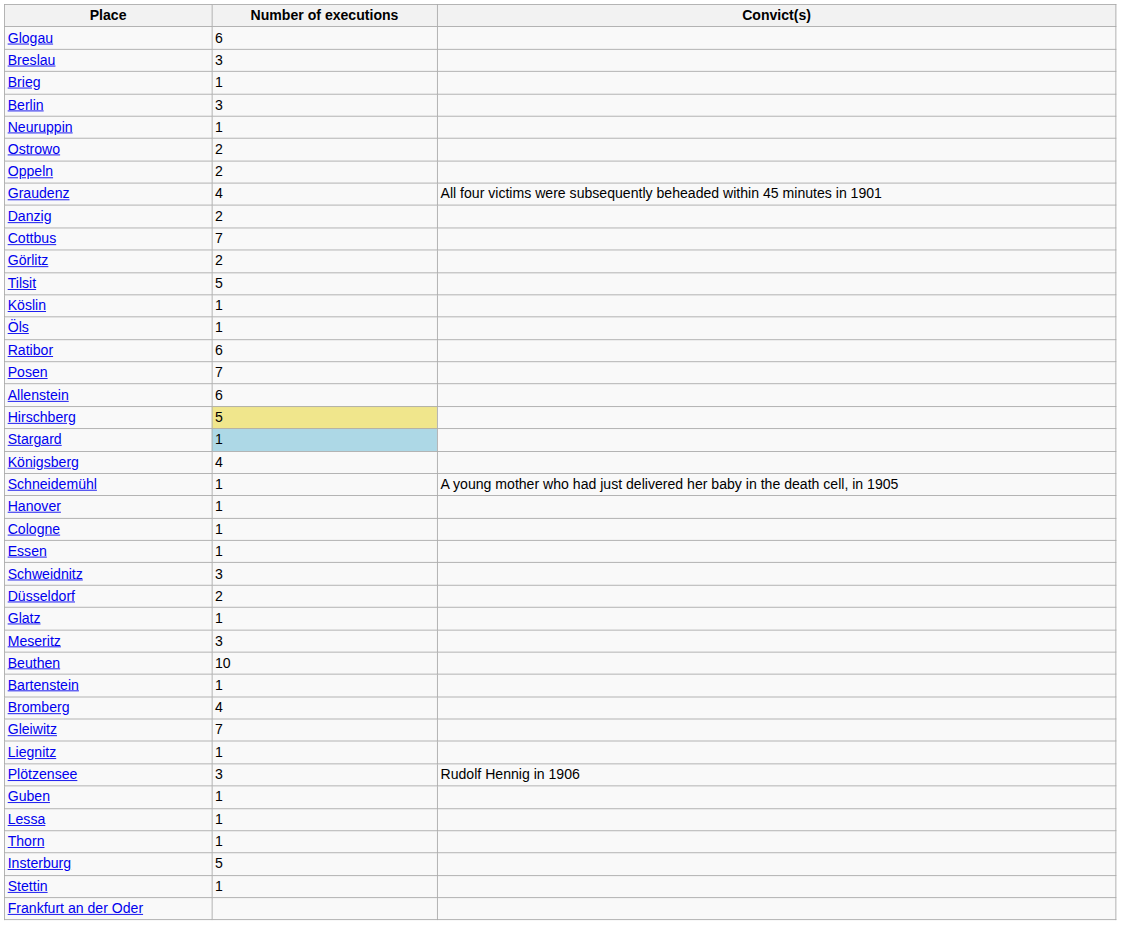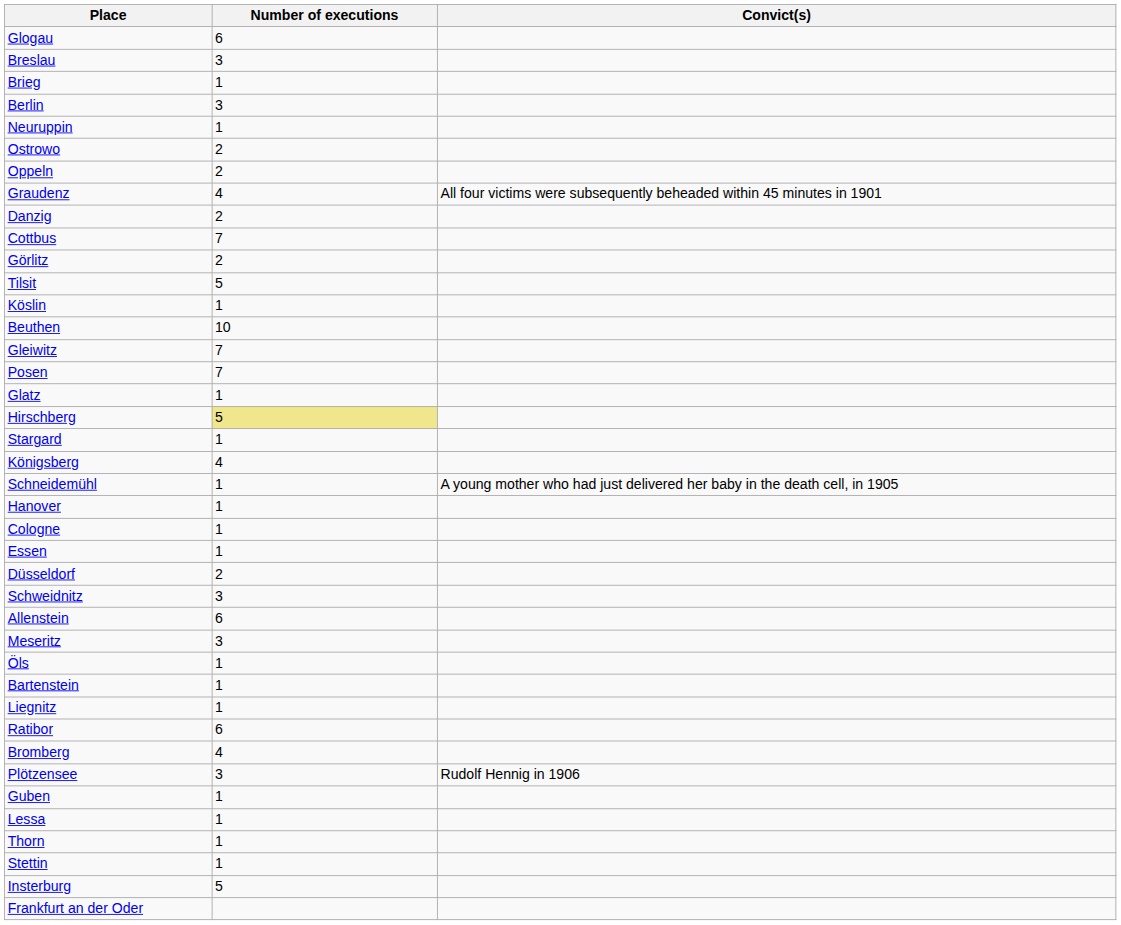rows swapped: (34, 663) <-> (18, 328)
rows swapped: (32, 730) <-> (30, 350)
rows swapped: (38, 395) <-> (24, 618)
(219, 439) lightblue background -> (219, 439) no background
rows swapped: (41, 596) <-> (45, 573)
rows swapped: (32, 752) <-> (39, 707)
rows swapped: (39, 864) <-> (28, 886)
